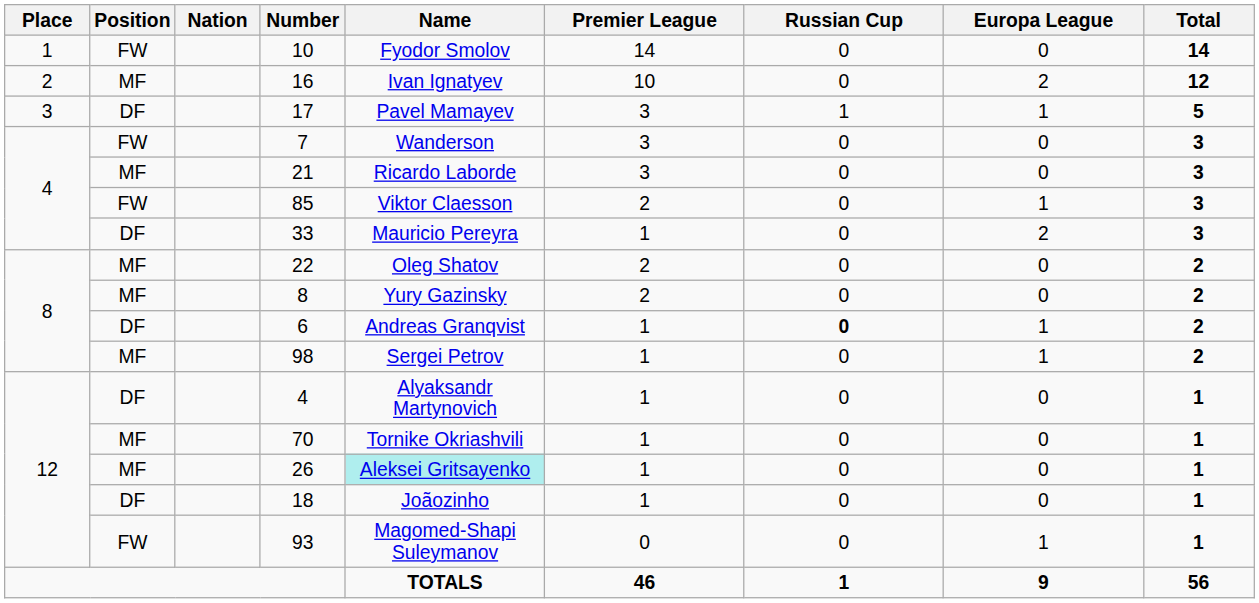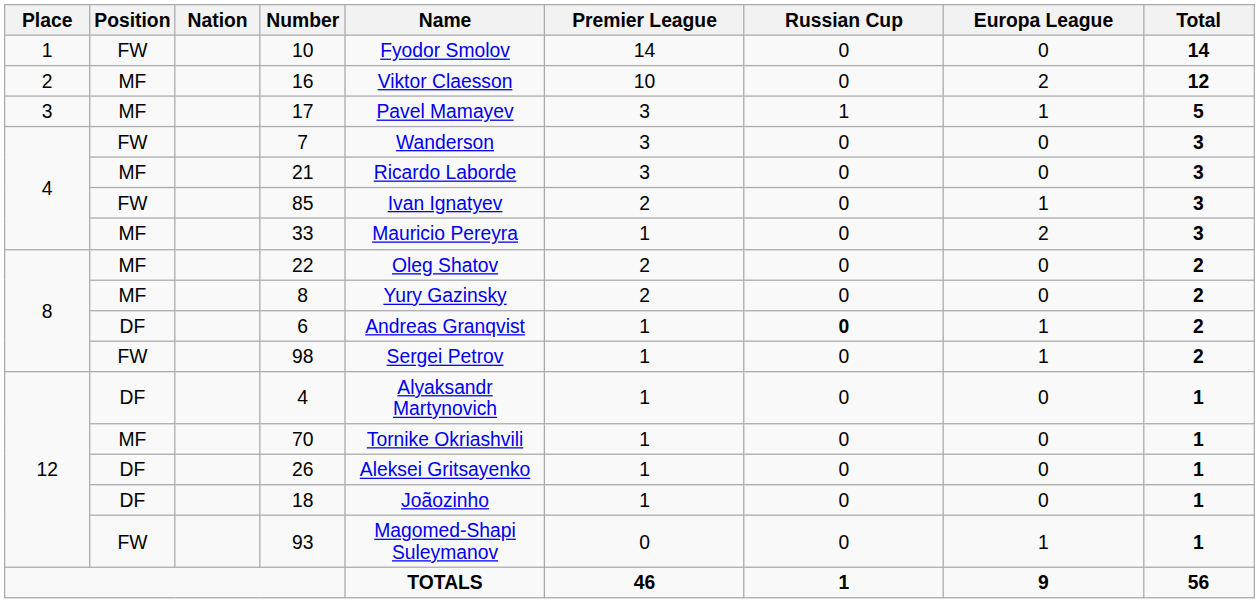(445, 81) Ivan Ignatyev -> (445, 81) Viktor Claesson
(132, 112) DF -> (132, 112) MF
(445, 203) Viktor Claesson -> (445, 203) Ivan Ignatyev
(132, 234) DF -> (132, 234) MF
(132, 356) MF -> (132, 356) FW
(132, 470) MF -> (132, 470) DF
(445, 470) paleturquoise background -> (445, 470) no background
